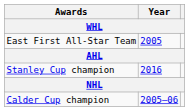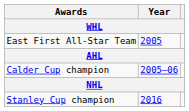rows swapped: (58, 99) <-> (60, 70)
